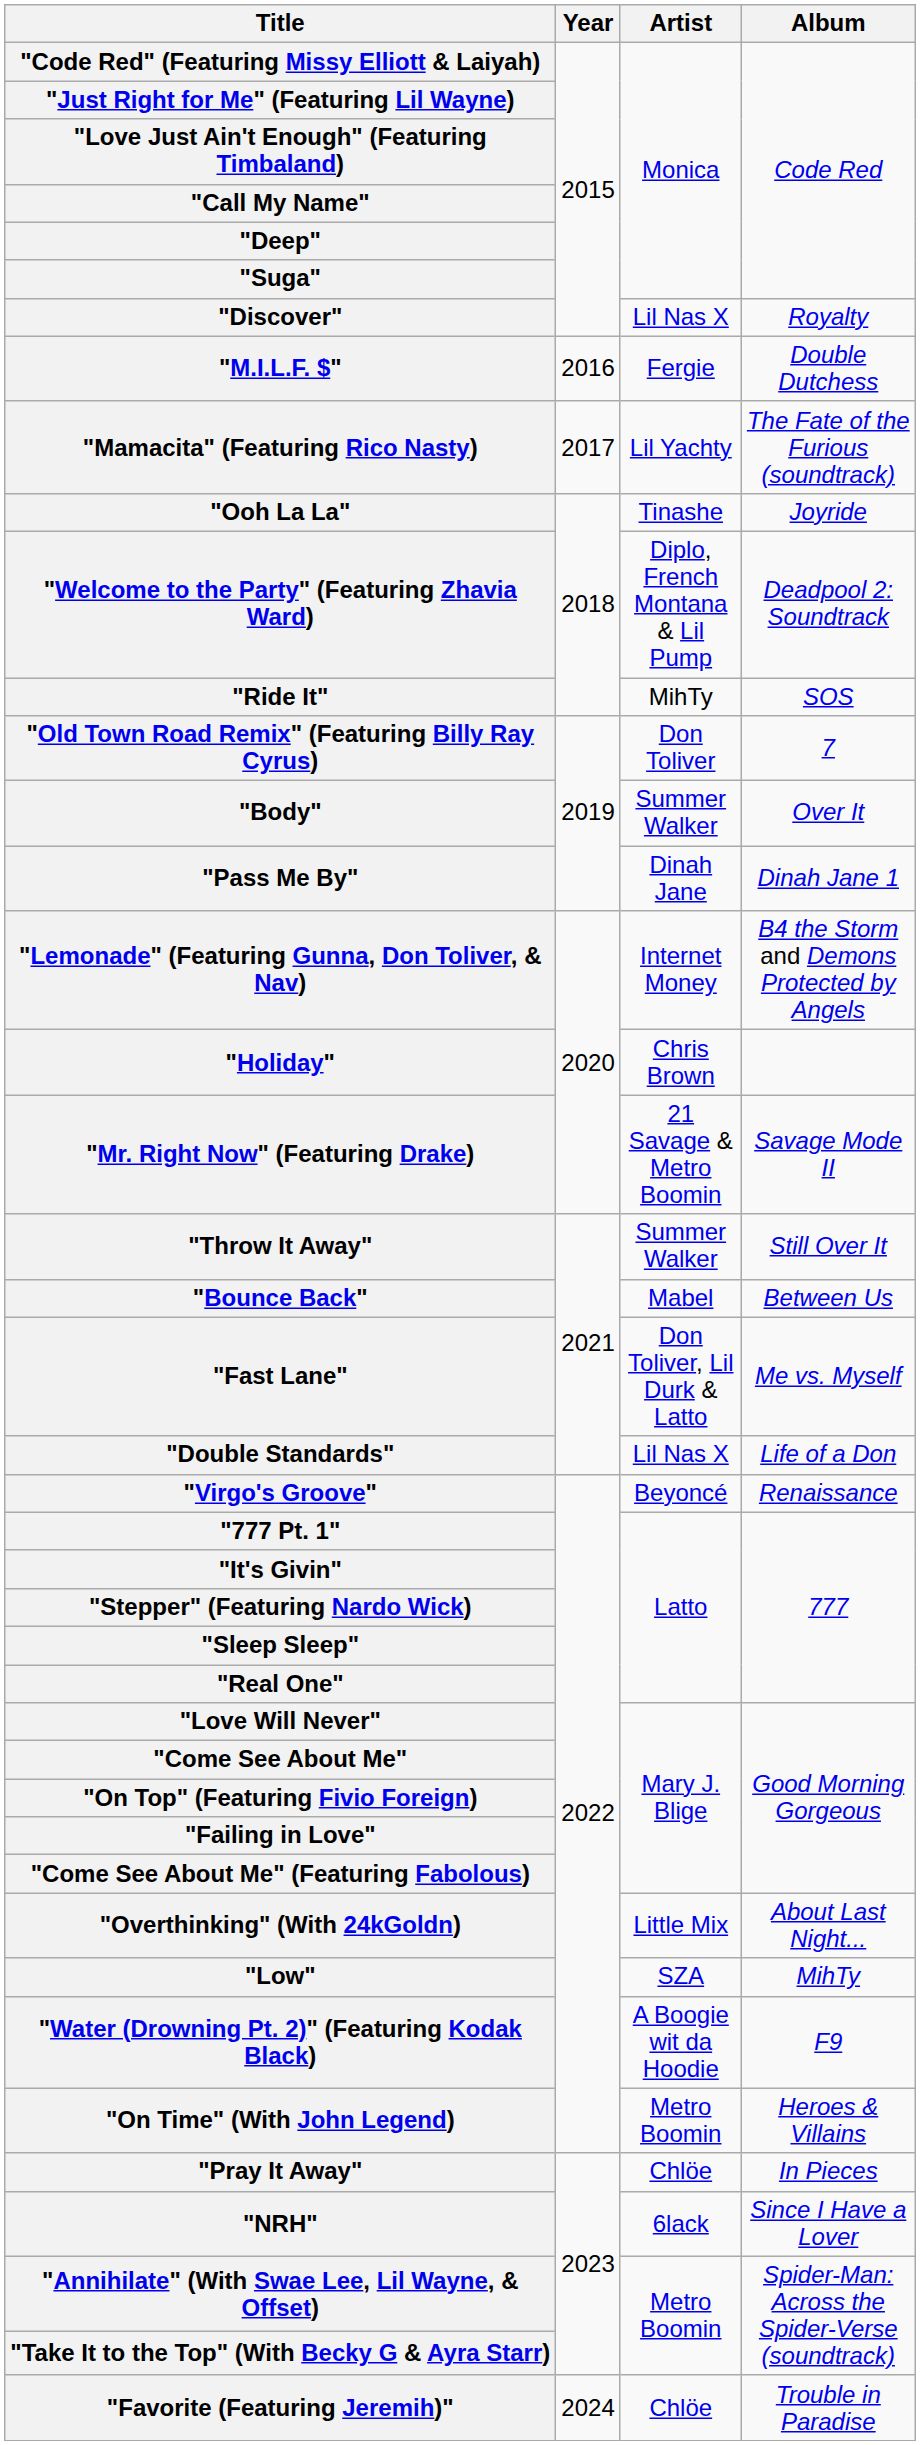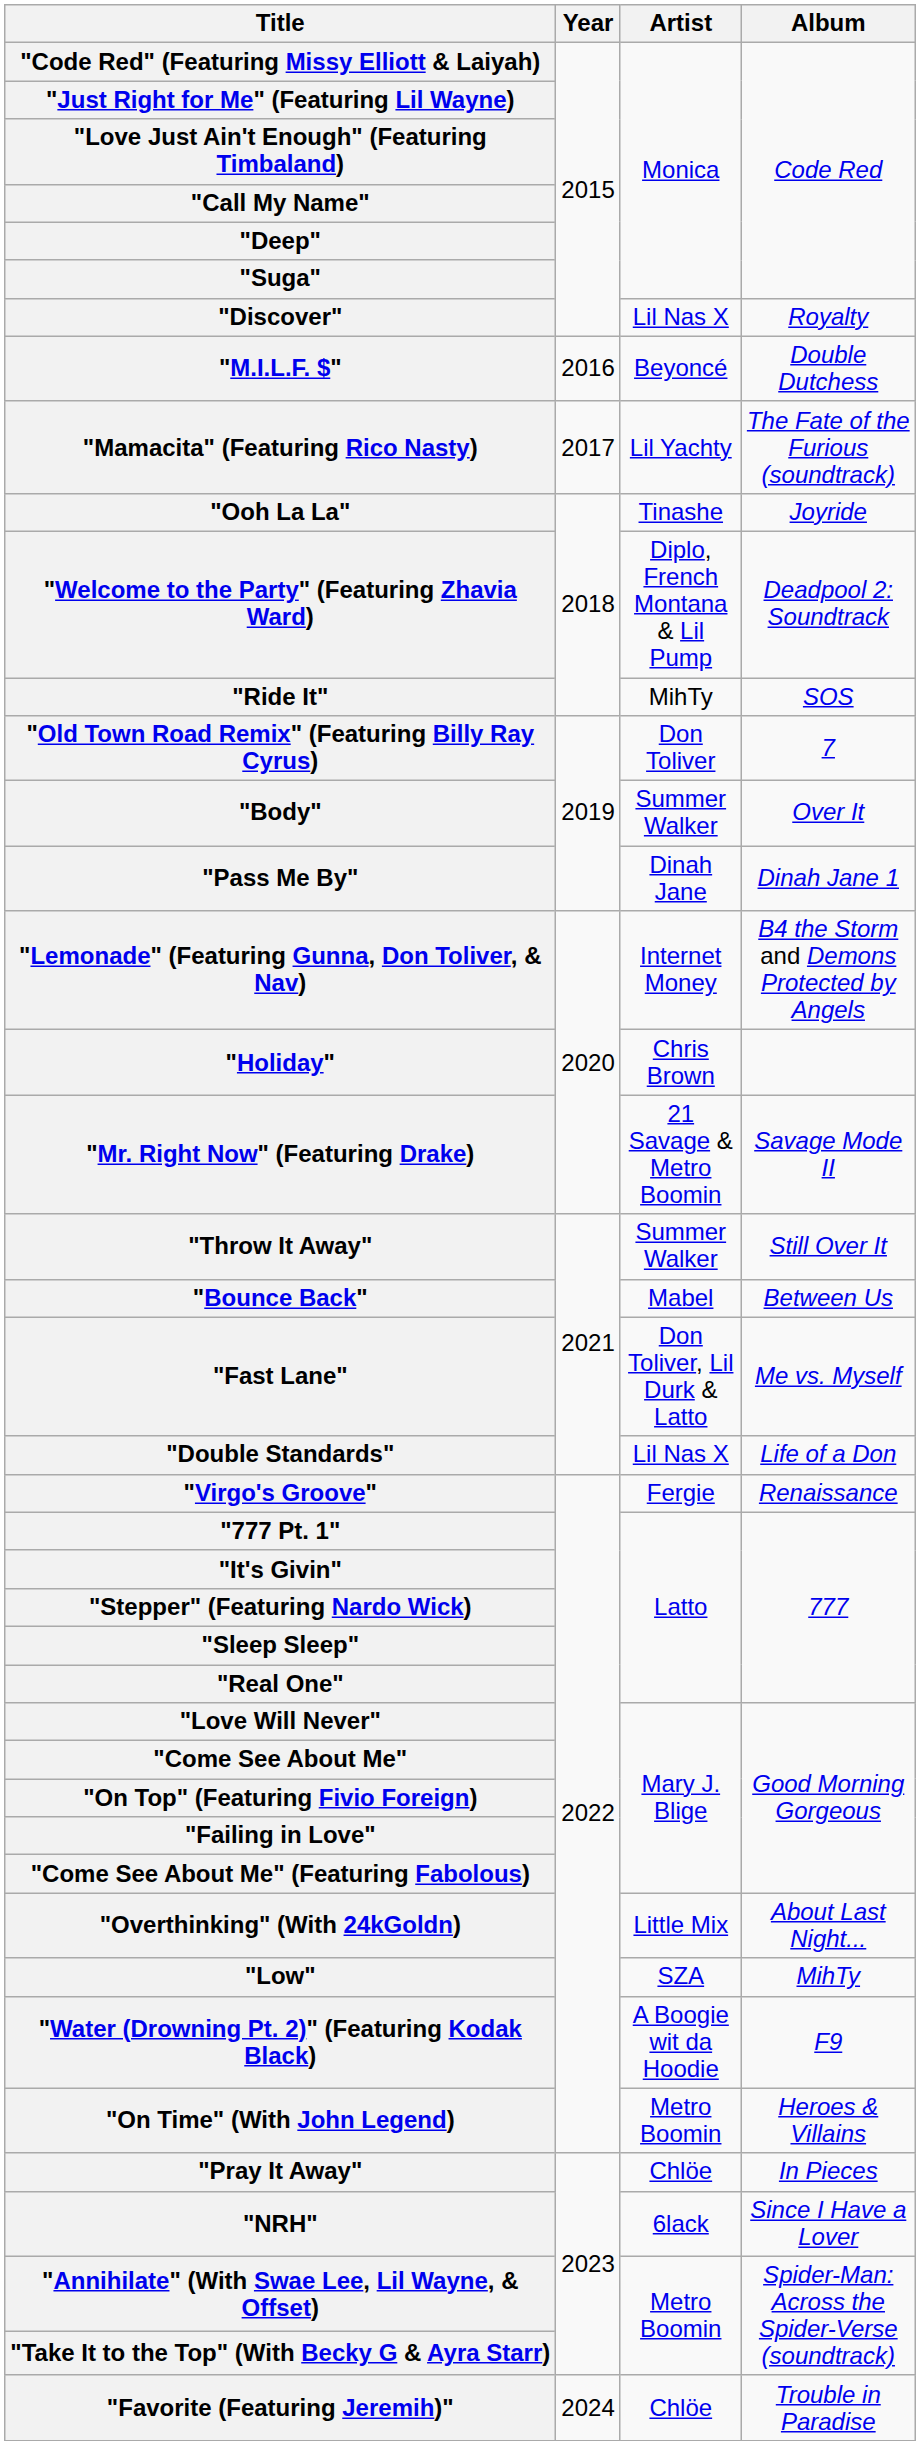(681, 368) Fergie -> (681, 368) Beyoncé
(681, 1492) Beyoncé -> (681, 1492) Fergie
